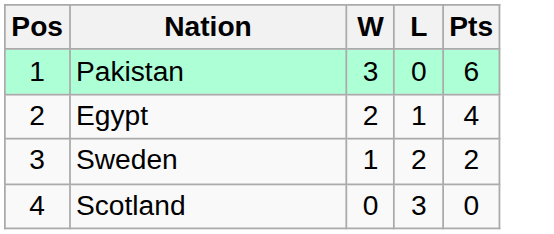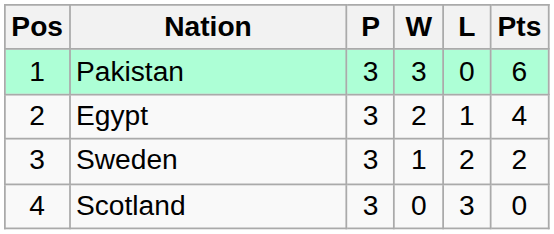+ column: (371, 26)
